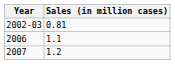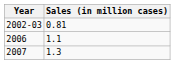(54, 53) 1.2 -> (54, 53) 1.3
